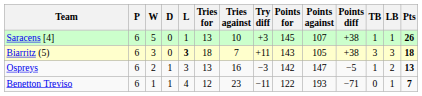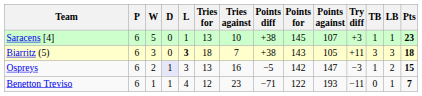columns swapped: (263, 17) <-> (351, 17)
(409, 38) 26 -> (409, 38) 23
(170, 68) no background -> (170, 68) lavender background
(409, 68) 13 -> (409, 68) 15
